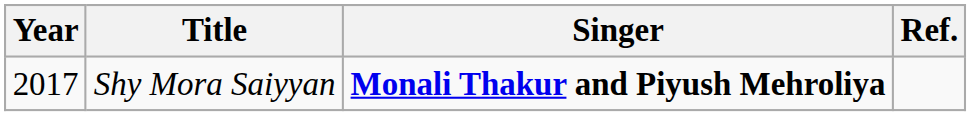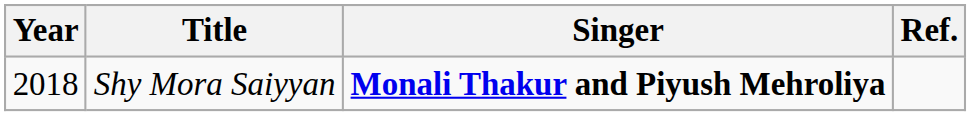(46, 82) 2017 -> (46, 82) 2018
